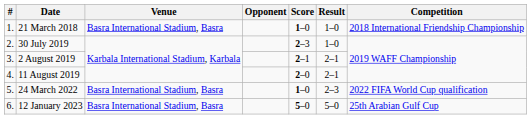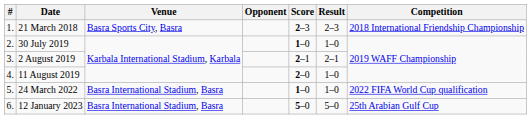(155, 27) Basra International Stadium, Basra -> (135, 27) Basra Sports City, Basra
(302, 27) 1–0 -> (302, 27) 2–3
(332, 27) 1–0 -> (332, 27) 2–3
(302, 43) 2–3 -> (302, 43) 1–0
(332, 74) 2–1 -> (332, 74) 1–0
(332, 90) 2–3 -> (332, 90) 1–0
